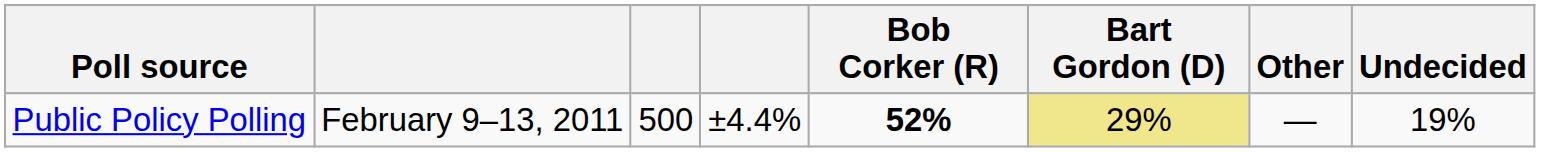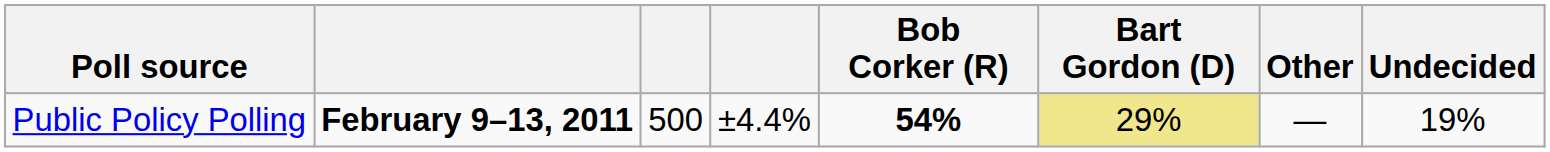(472, 119) normal -> (477, 119) bold
(919, 119) 52% -> (928, 119) 54%
